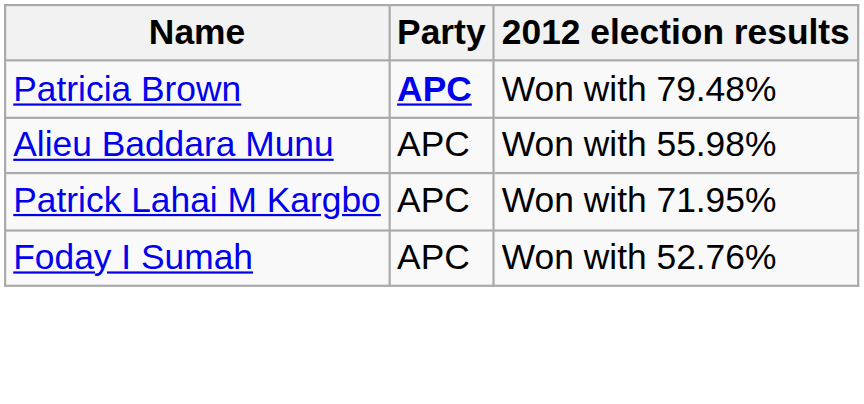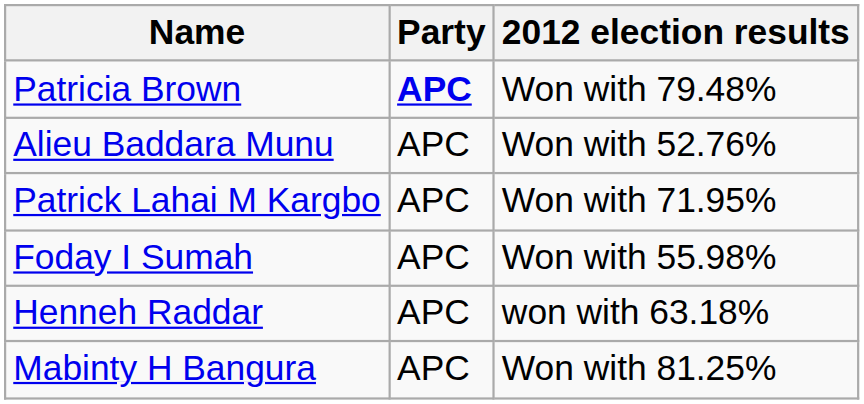(639, 144) Won with 55.98% -> (639, 144) Won with 52.76%
(639, 256) Won with 52.76% -> (639, 256) Won with 55.98%
+ row: (138, 312)
+ row: (165, 369)
